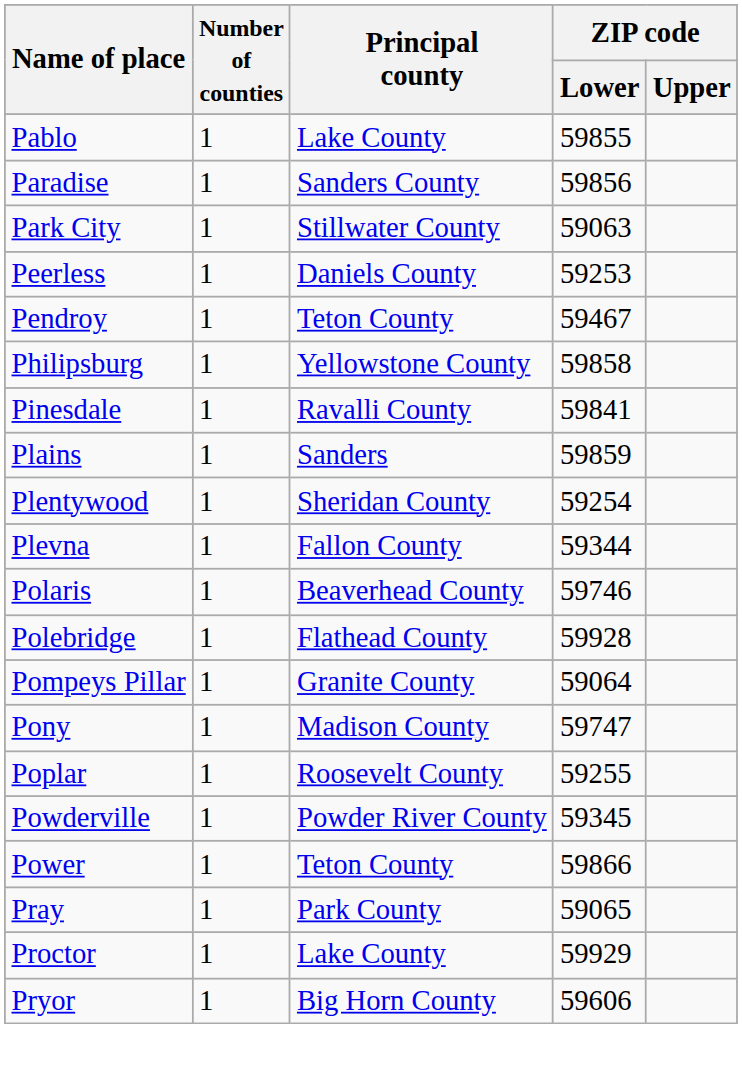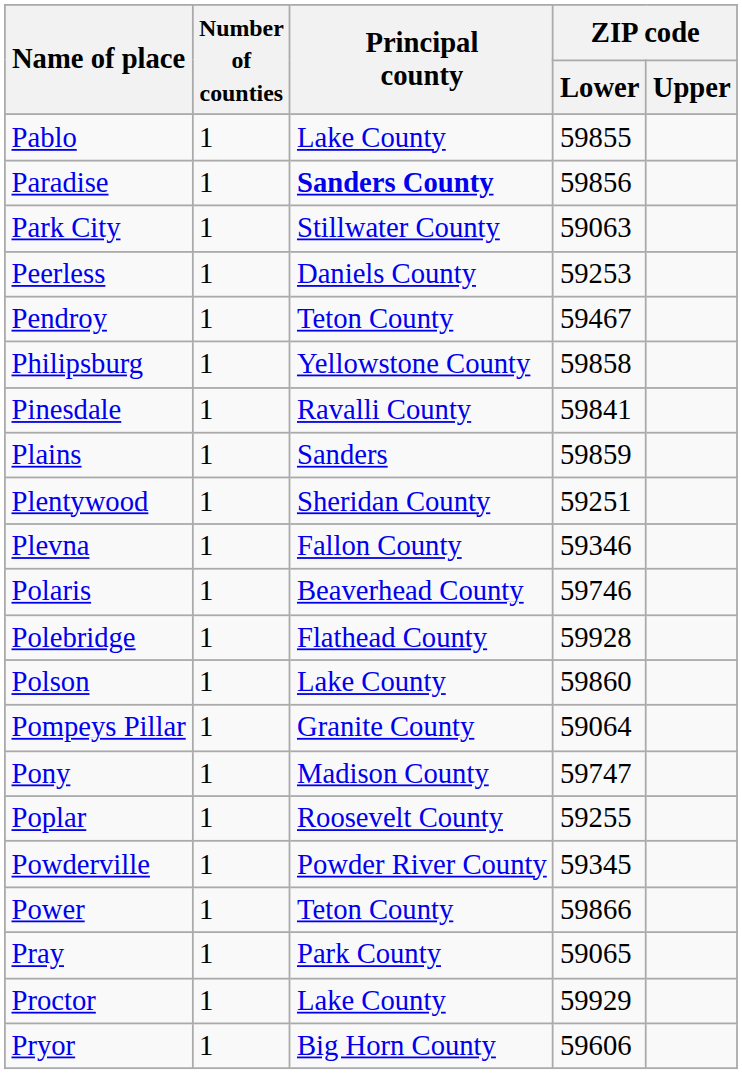(388, 182) normal -> (395, 182) bold
(596, 500) 59254 -> (596, 500) 59251
(596, 545) 59344 -> (596, 545) 59346
+ row: (50, 682)
